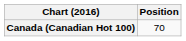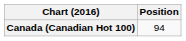(159, 28) 70 -> (159, 28) 94
